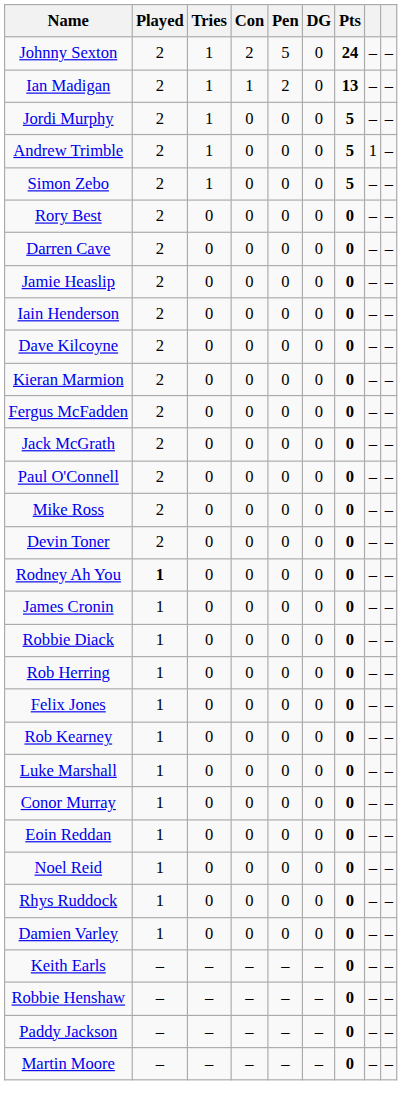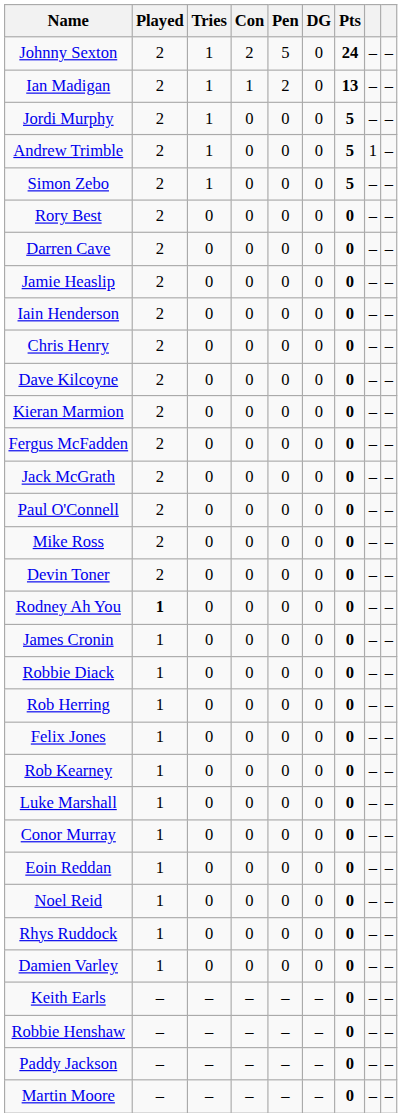+ row: (68, 346)
